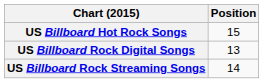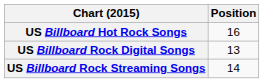(233, 31) 15 -> (233, 31) 16
